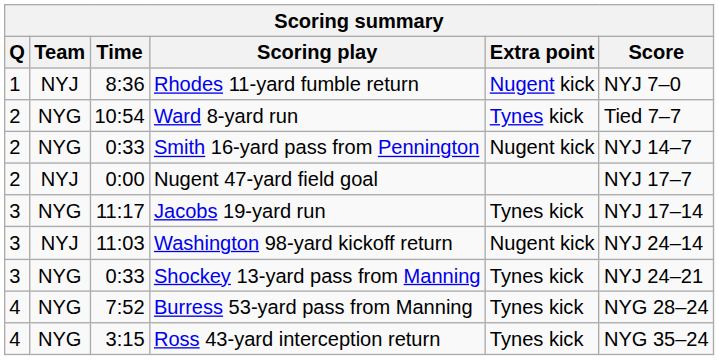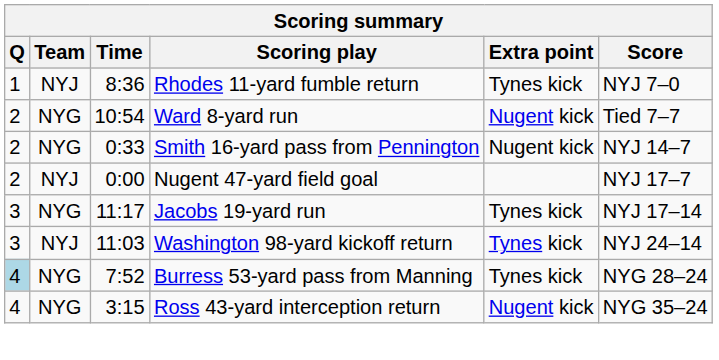(542, 84) Nugent kick -> (536, 84) Tynes kick
(537, 116) Tynes kick -> (541, 116) Nugent kick
(542, 243) Nugent kick -> (536, 243) Tynes kick
- row: (317, 275)
(15, 307) no background -> (15, 275) lightblue background
(537, 338) Tynes kick -> (541, 307) Nugent kick
